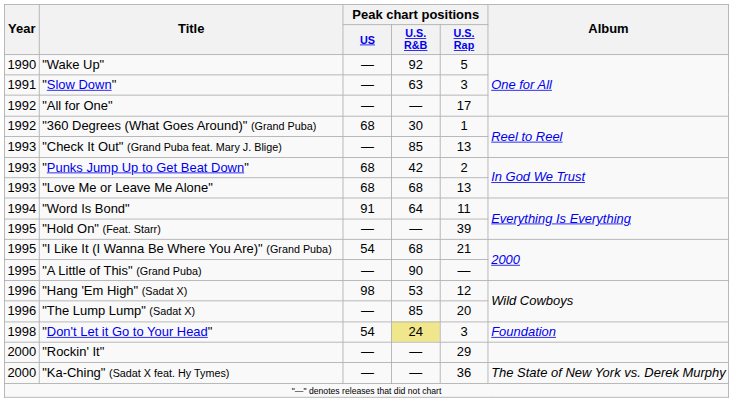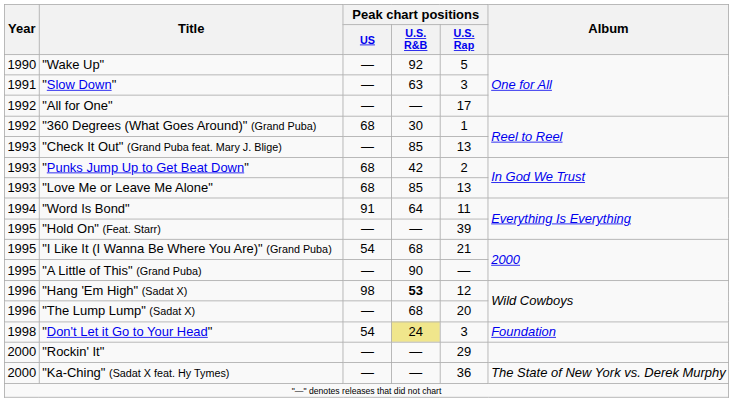(416, 188) 68 -> (416, 188) 85
(416, 290) normal -> (416, 290) bold
(416, 311) 85 -> (416, 311) 68
